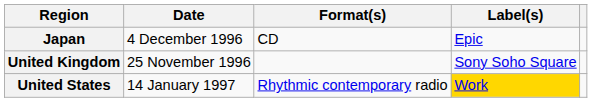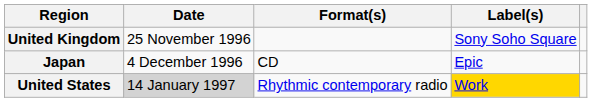rows swapped: (64, 62) <-> (64, 39)
(181, 85) no background -> (181, 85) lightgrey background
